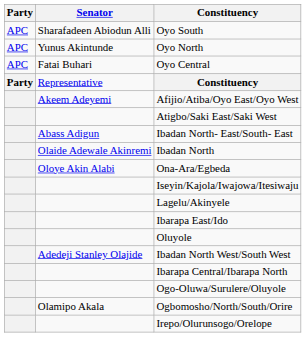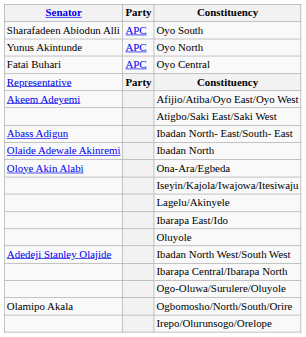columns swapped: (95, 13) <-> (20, 13)
